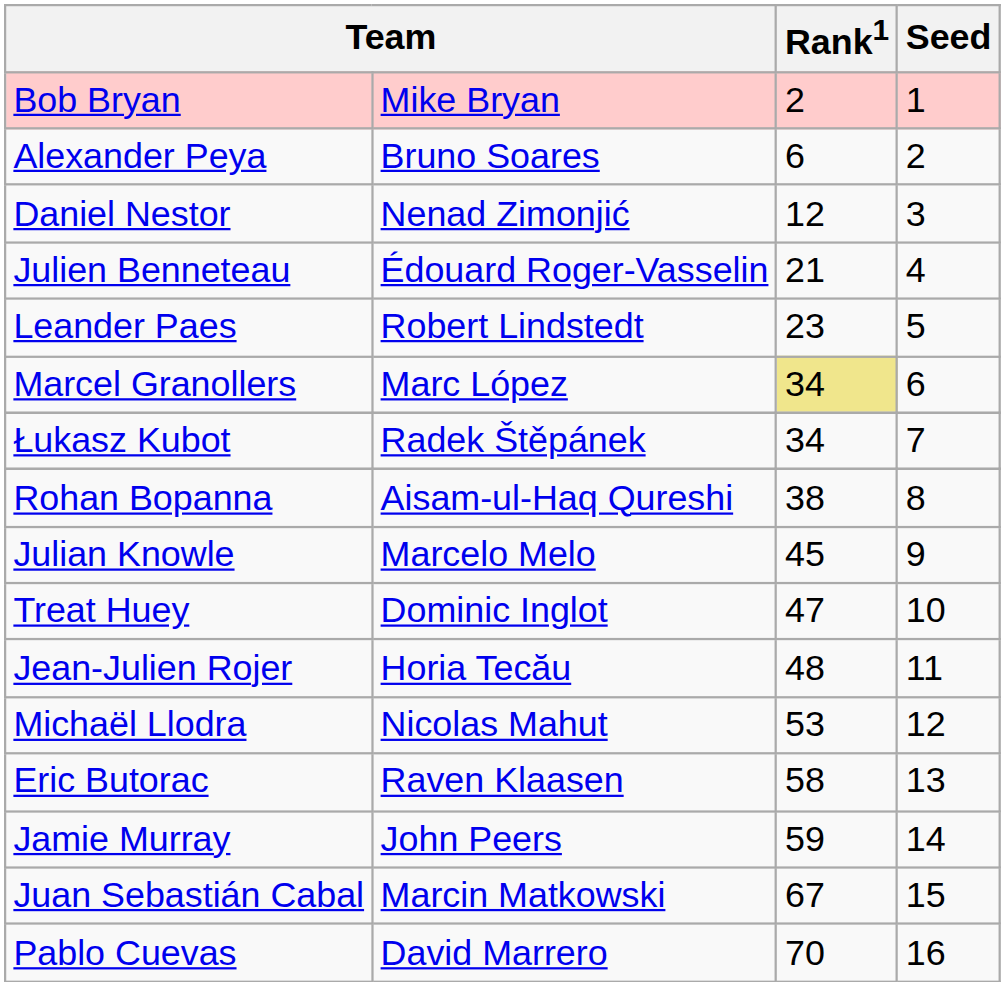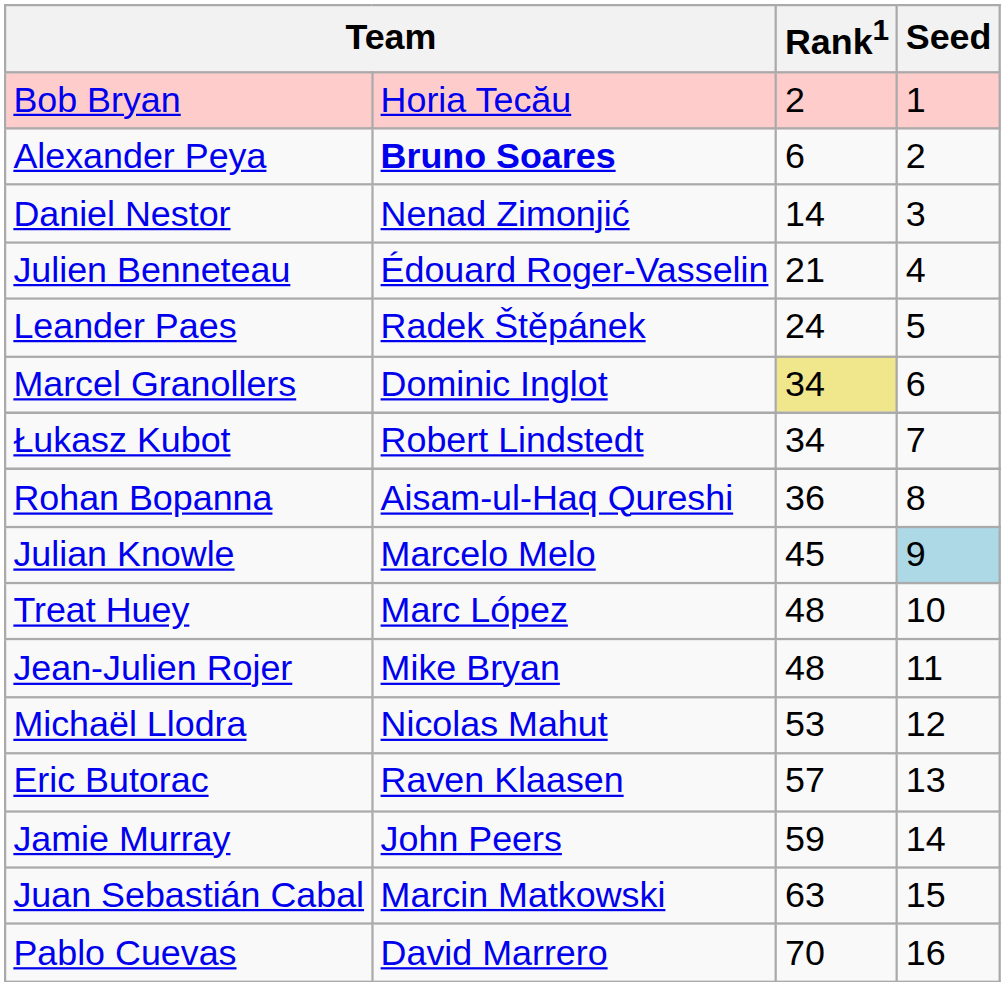(470, 99) Mike Bryan -> (476, 99) Horia Tecău
(490, 156) normal -> (498, 156) bold
(805, 213) 12 -> (805, 213) 14
(512, 326) Robert Lindstedt -> (513, 326) Radek Štěpánek
(805, 326) 23 -> (805, 326) 24
(474, 383) Marc López -> (494, 383) Dominic Inglot
(513, 440) Radek Štěpánek -> (512, 440) Robert Lindstedt
(805, 497) 38 -> (805, 497) 36
(916, 554) no background -> (916, 554) lightblue background
(494, 611) Dominic Inglot -> (474, 611) Marc López
(805, 611) 47 -> (805, 611) 48
(476, 667) Horia Tecău -> (470, 667) Mike Bryan
(805, 781) 58 -> (805, 781) 57
(805, 895) 67 -> (805, 895) 63
